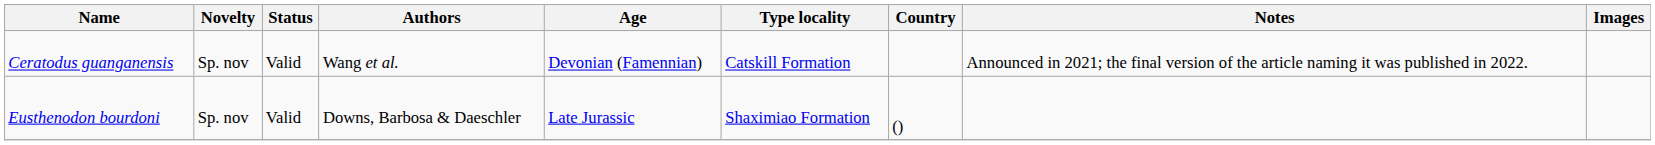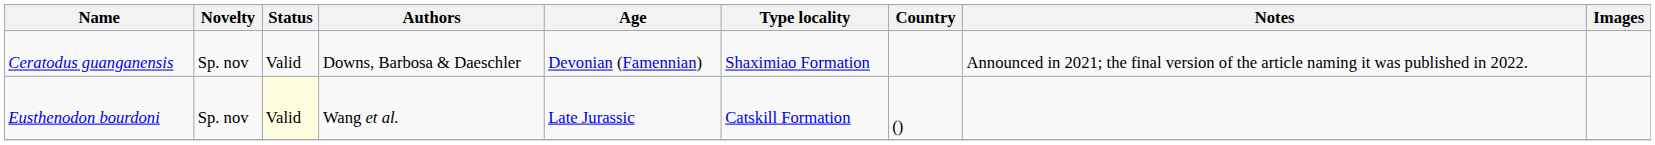(361, 62) Wang et al. -> (422, 62) Downs, Barbosa & Daeschler
(788, 62) Catskill Formation -> (798, 62) Shaximiao Formation
(283, 117) no background -> (283, 117) lightyellow background
(422, 117) Downs, Barbosa & Daeschler -> (361, 117) Wang et al.
(798, 117) Shaximiao Formation -> (788, 117) Catskill Formation
